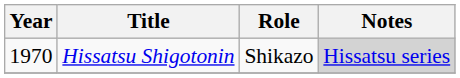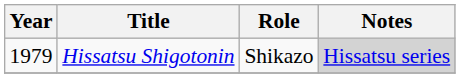(31, 55) 1970 -> (31, 55) 1979
